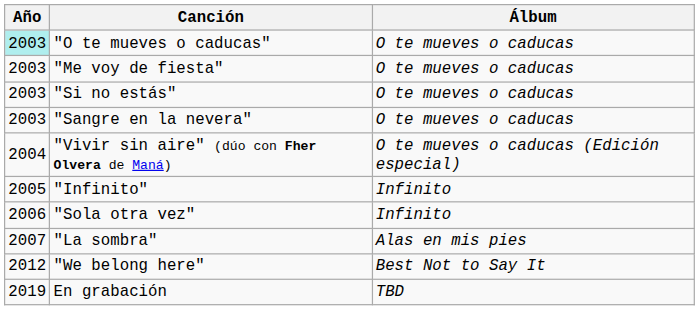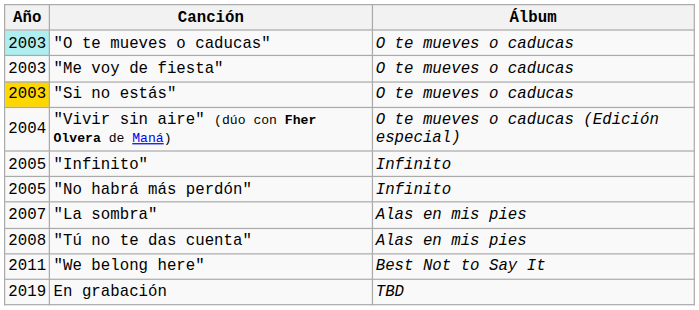(27, 94) no background -> (27, 94) gold background
- row: (153, 120)
+ row: (153, 189)
- row: (124, 215)
+ row: (153, 241)
(27, 266) 2012 -> (27, 266) 2011
